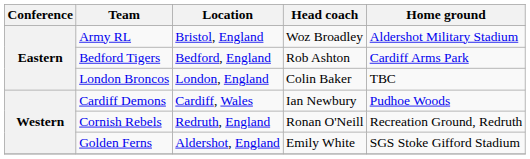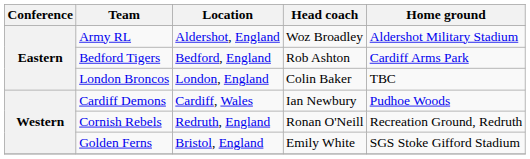(219, 36) Bristol, England -> (228, 36) Aldershot, England
(228, 143) Aldershot, England -> (219, 143) Bristol, England
